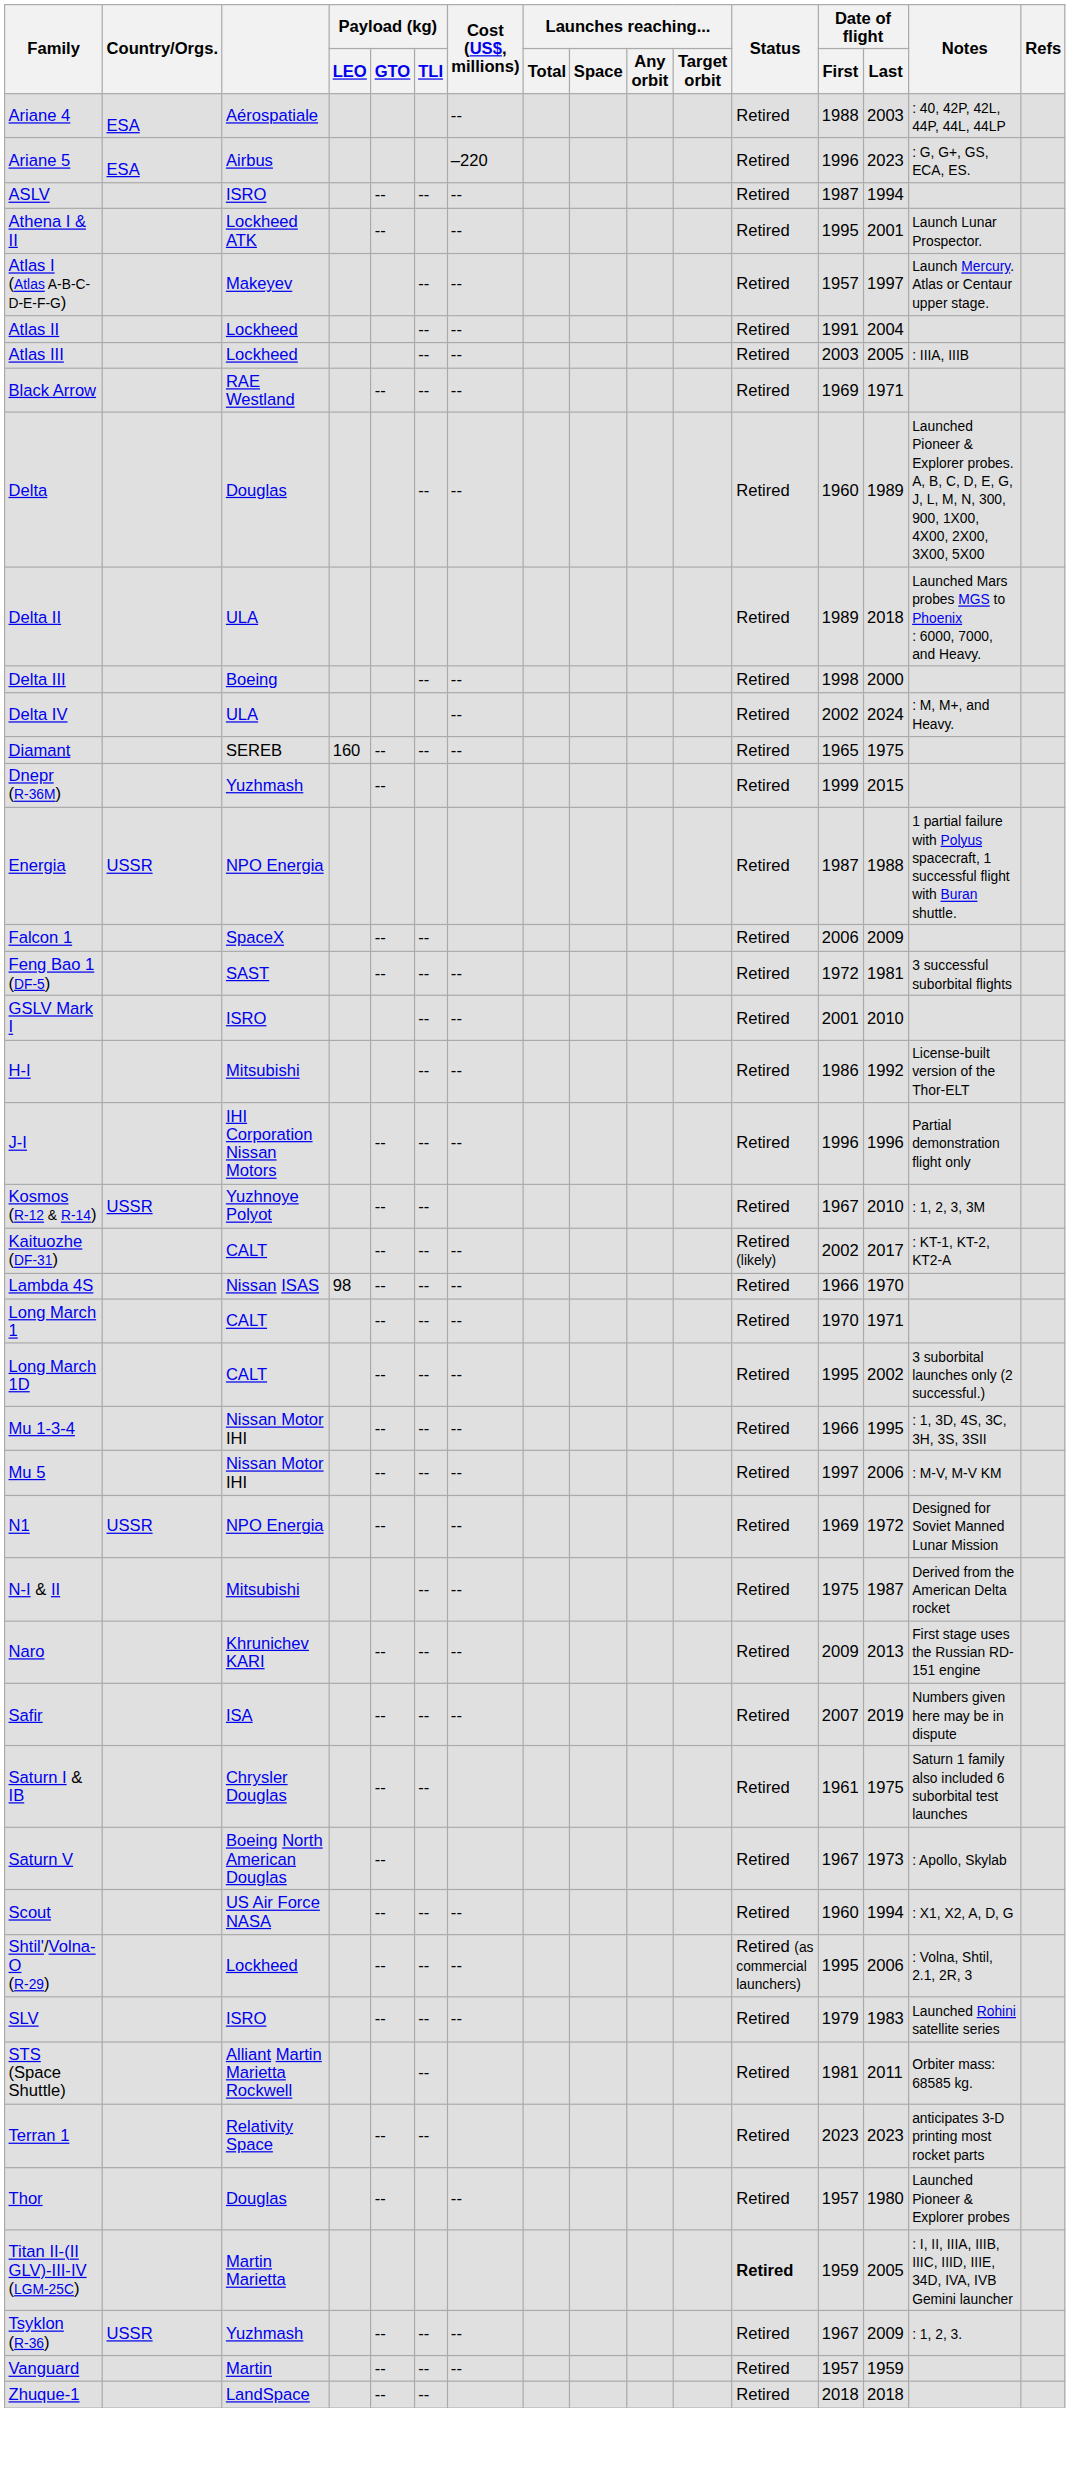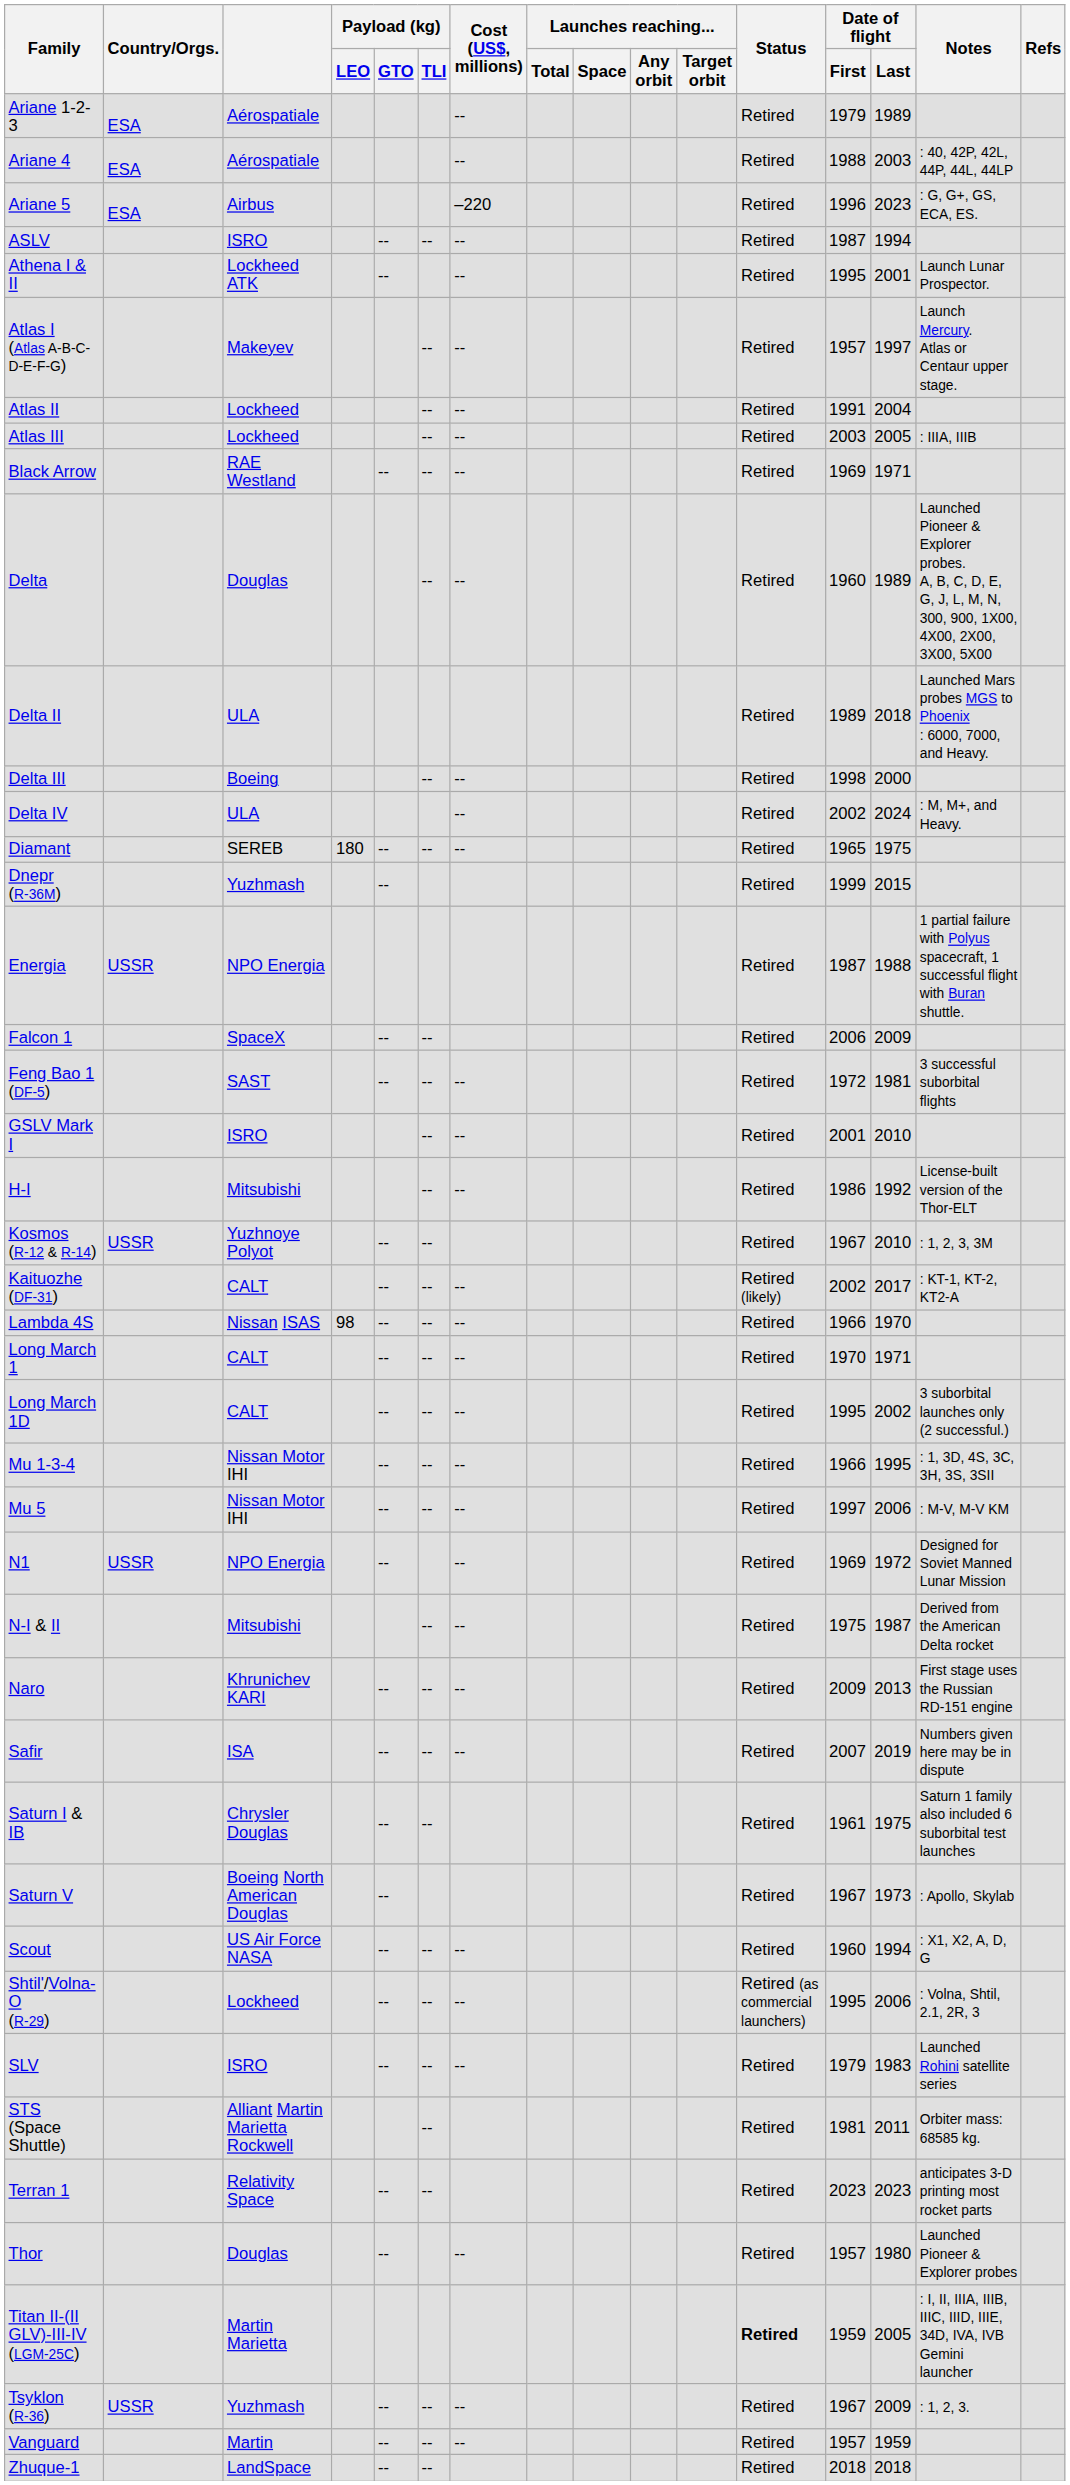+ row: (50, 115)
(347, 749) 160 -> (350, 849) 180
- row: (18, 1143)
